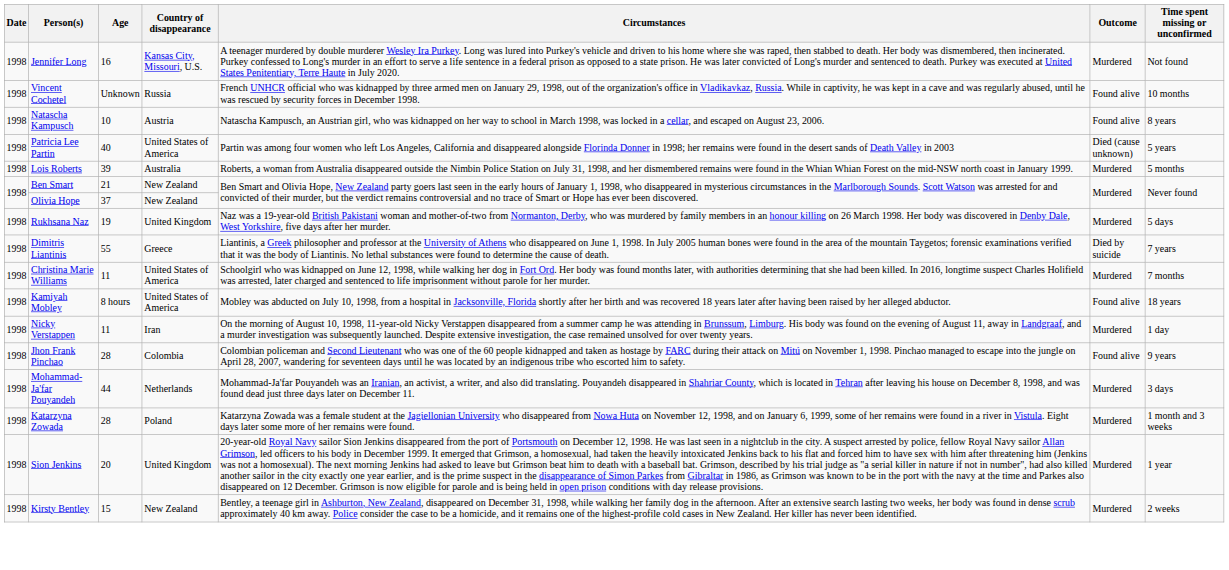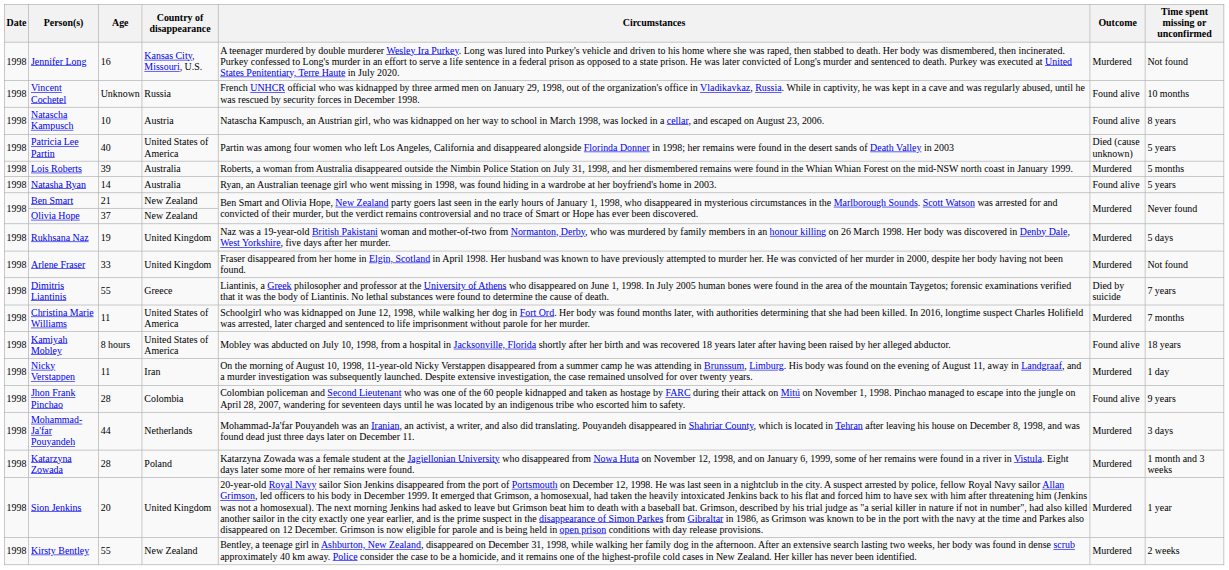+ row: (58, 184)
+ row: (58, 264)
(106, 508) 15 -> (106, 551) 55
